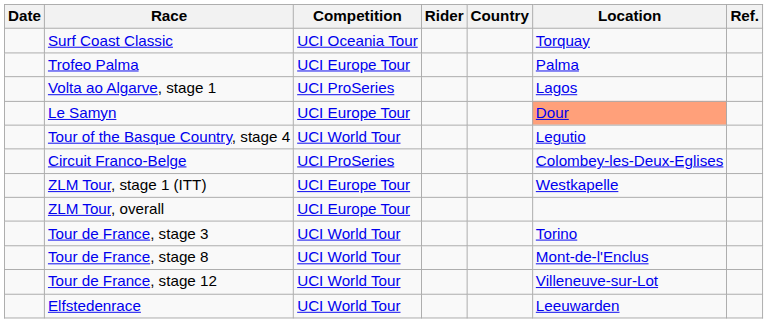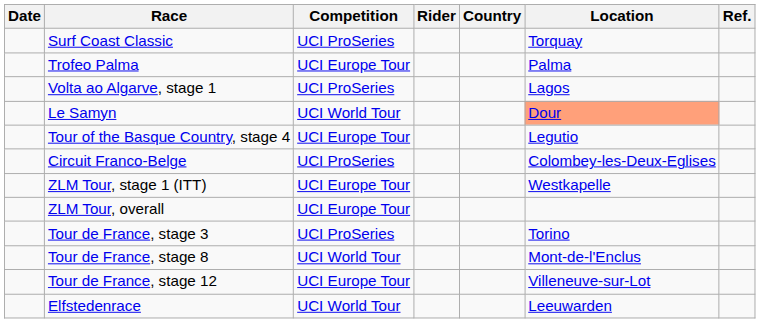(357, 40) UCI Oceania Tour -> (346, 40) UCI ProSeries
(354, 112) UCI Europe Tour -> (349, 112) UCI World Tour
(349, 137) UCI World Tour -> (354, 137) UCI Europe Tour
(349, 233) UCI World Tour -> (346, 233) UCI ProSeries
(349, 281) UCI World Tour -> (354, 281) UCI Europe Tour
